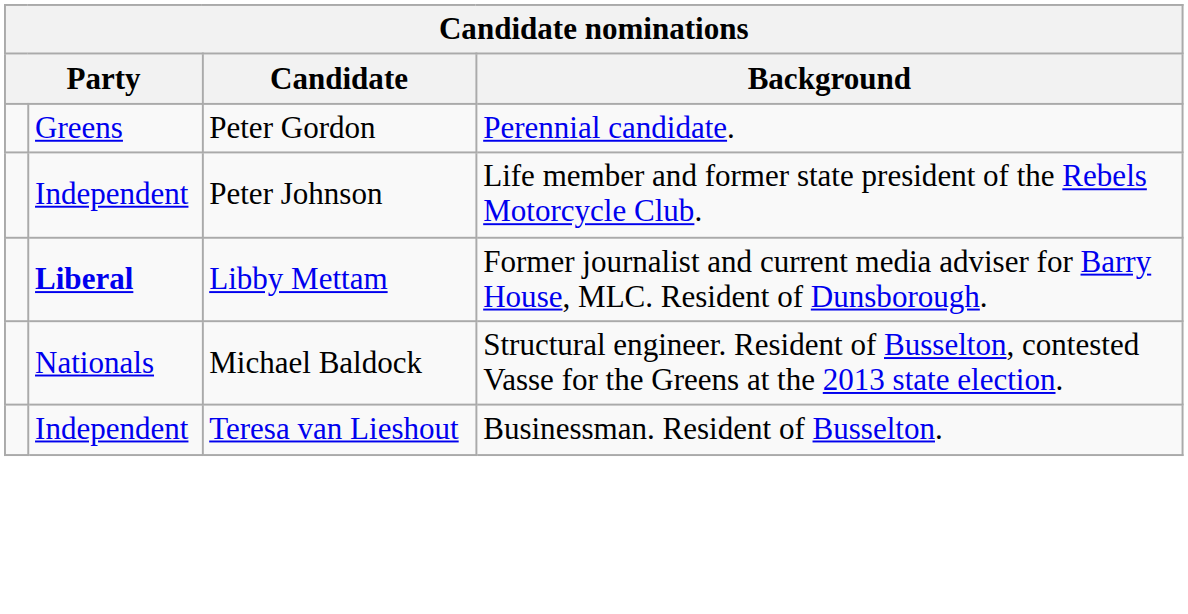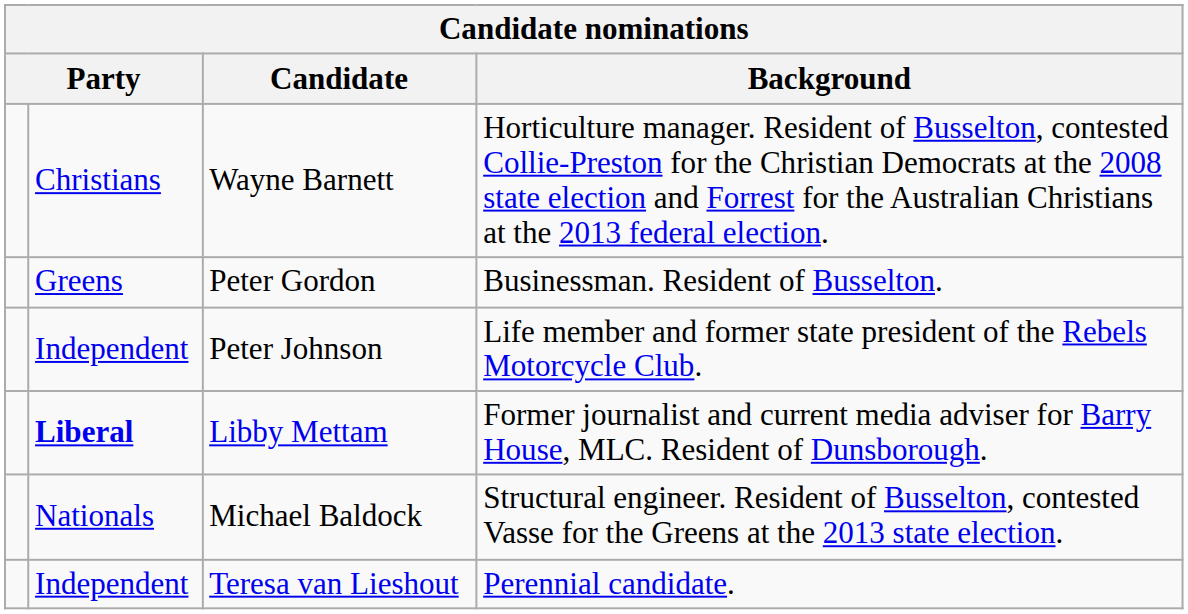+ row: (301, 179)
(609, 127) Perennial candidate. -> (713, 281) Businessman. Resident of Busselton.
(713, 429) Businessman. Resident of Busselton. -> (609, 583) Perennial candidate.
